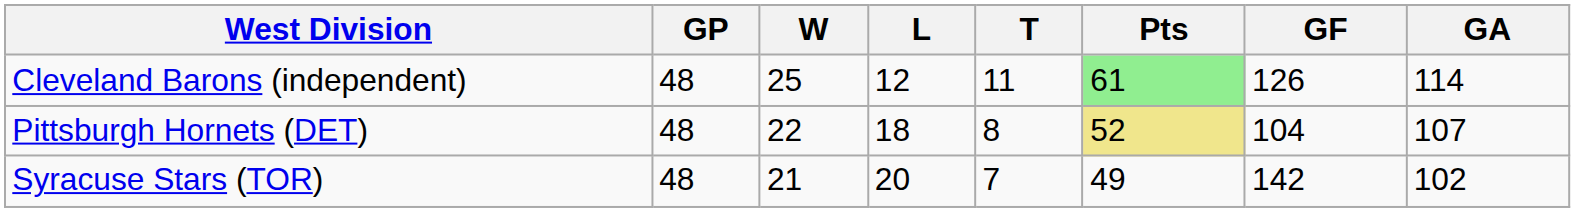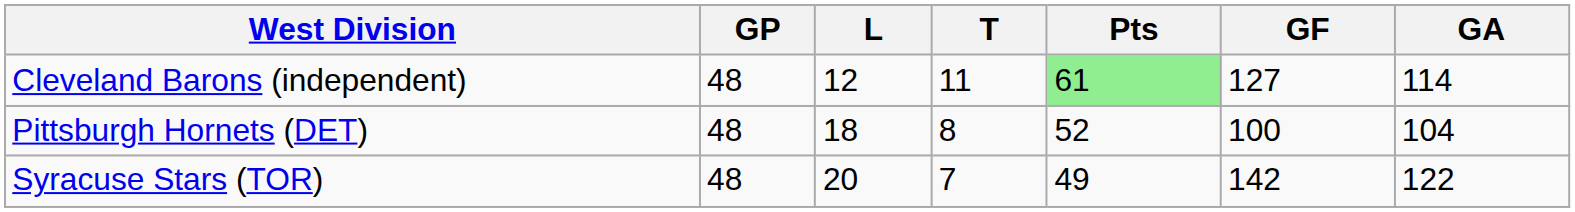- column: (814, 29)
(1278, 79) 126 -> (1255, 79) 127
(1108, 130) khaki background -> (1072, 130) no background
(1278, 130) 104 -> (1255, 130) 100
(1440, 130) 107 -> (1428, 130) 104
(1440, 180) 102 -> (1428, 180) 122
